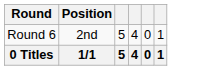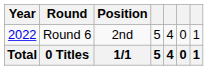+ column: (22, 14)
